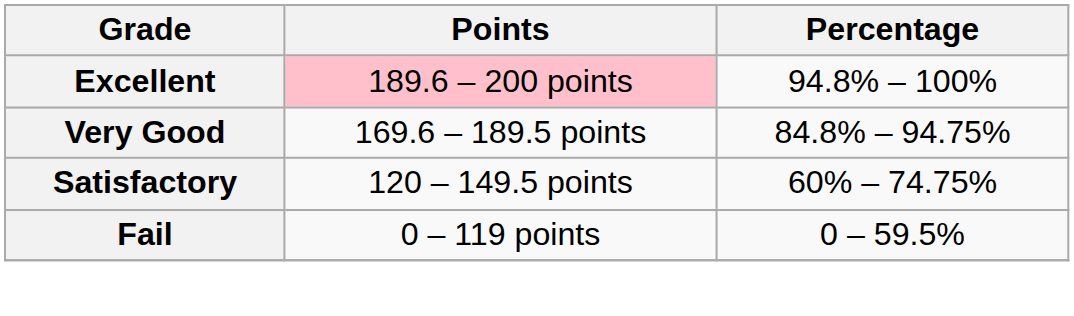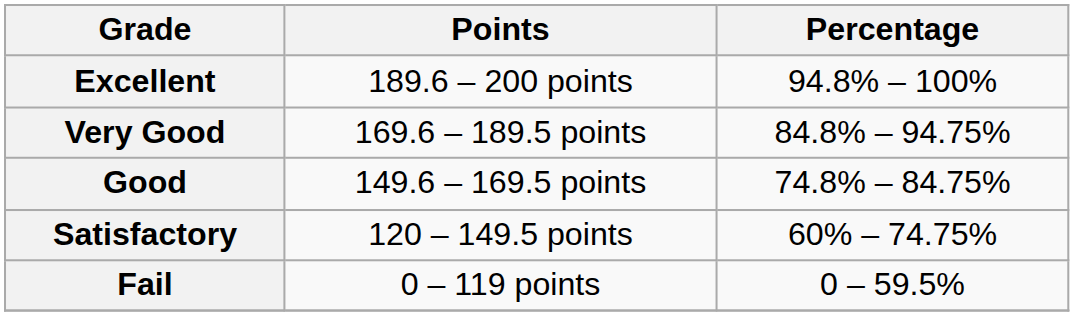(500, 81) pink background -> (500, 81) no background
+ row: (145, 183)
